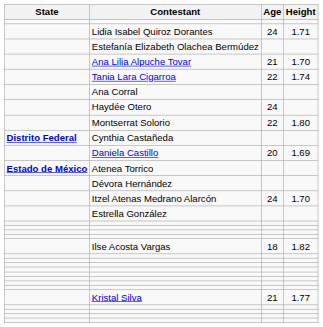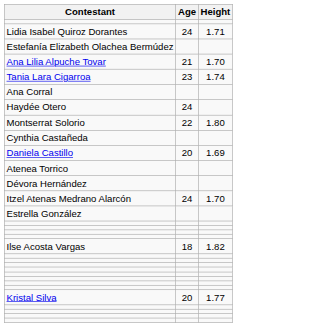- column: (47, 12)
(272, 77) 22 -> (187, 77) 23
(272, 297) 21 -> (187, 297) 20
